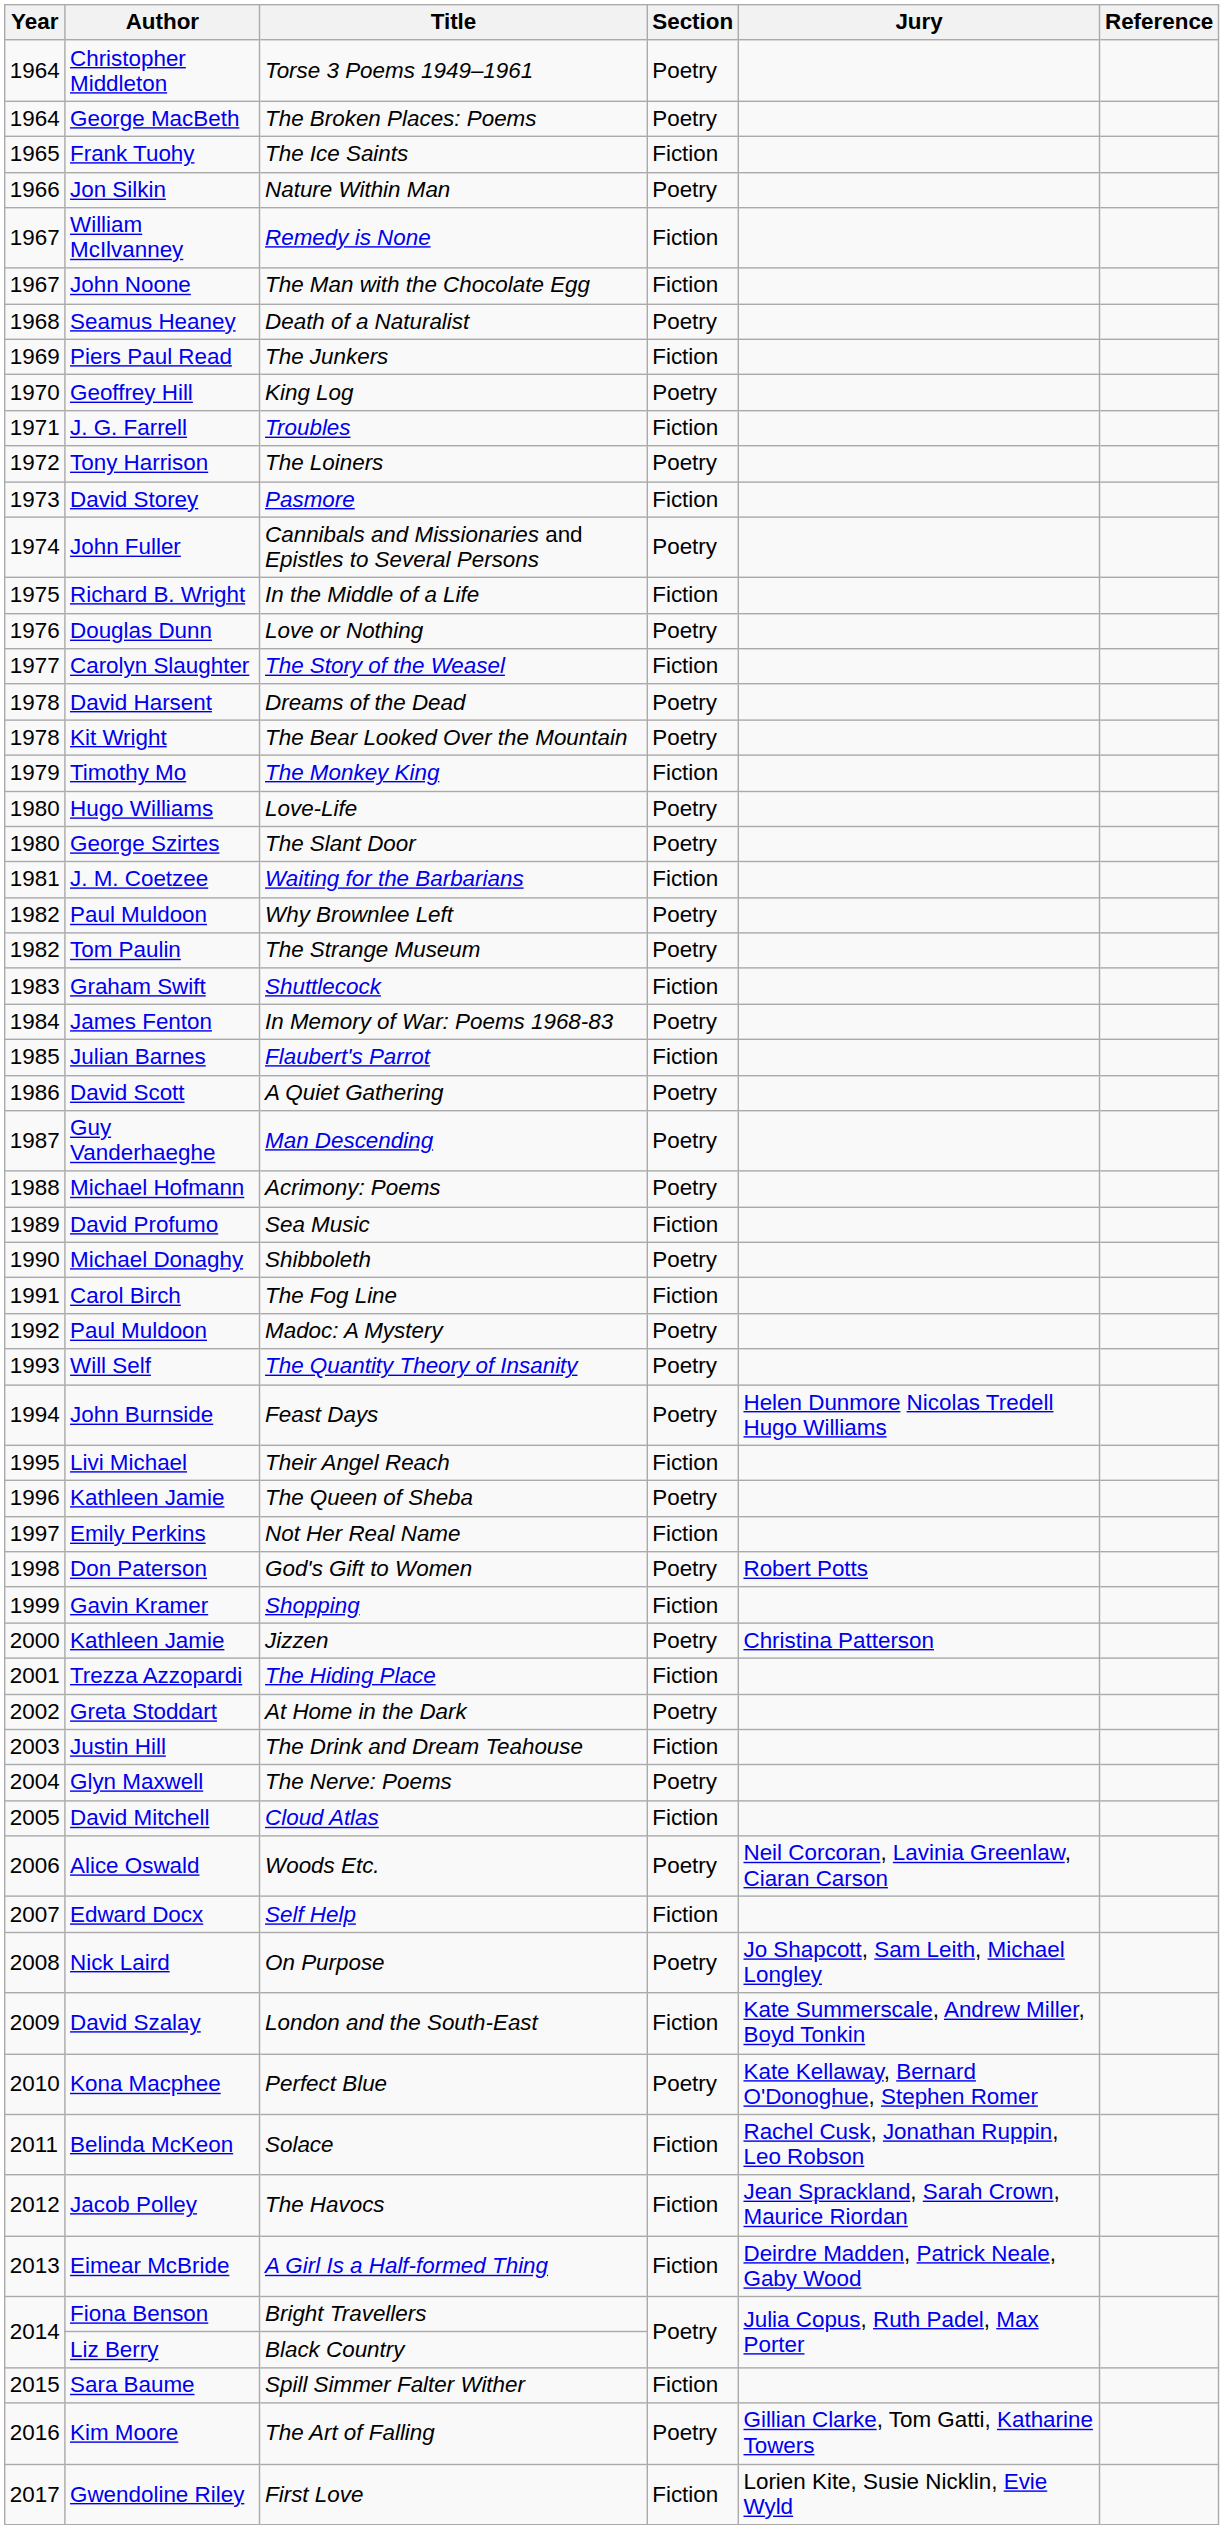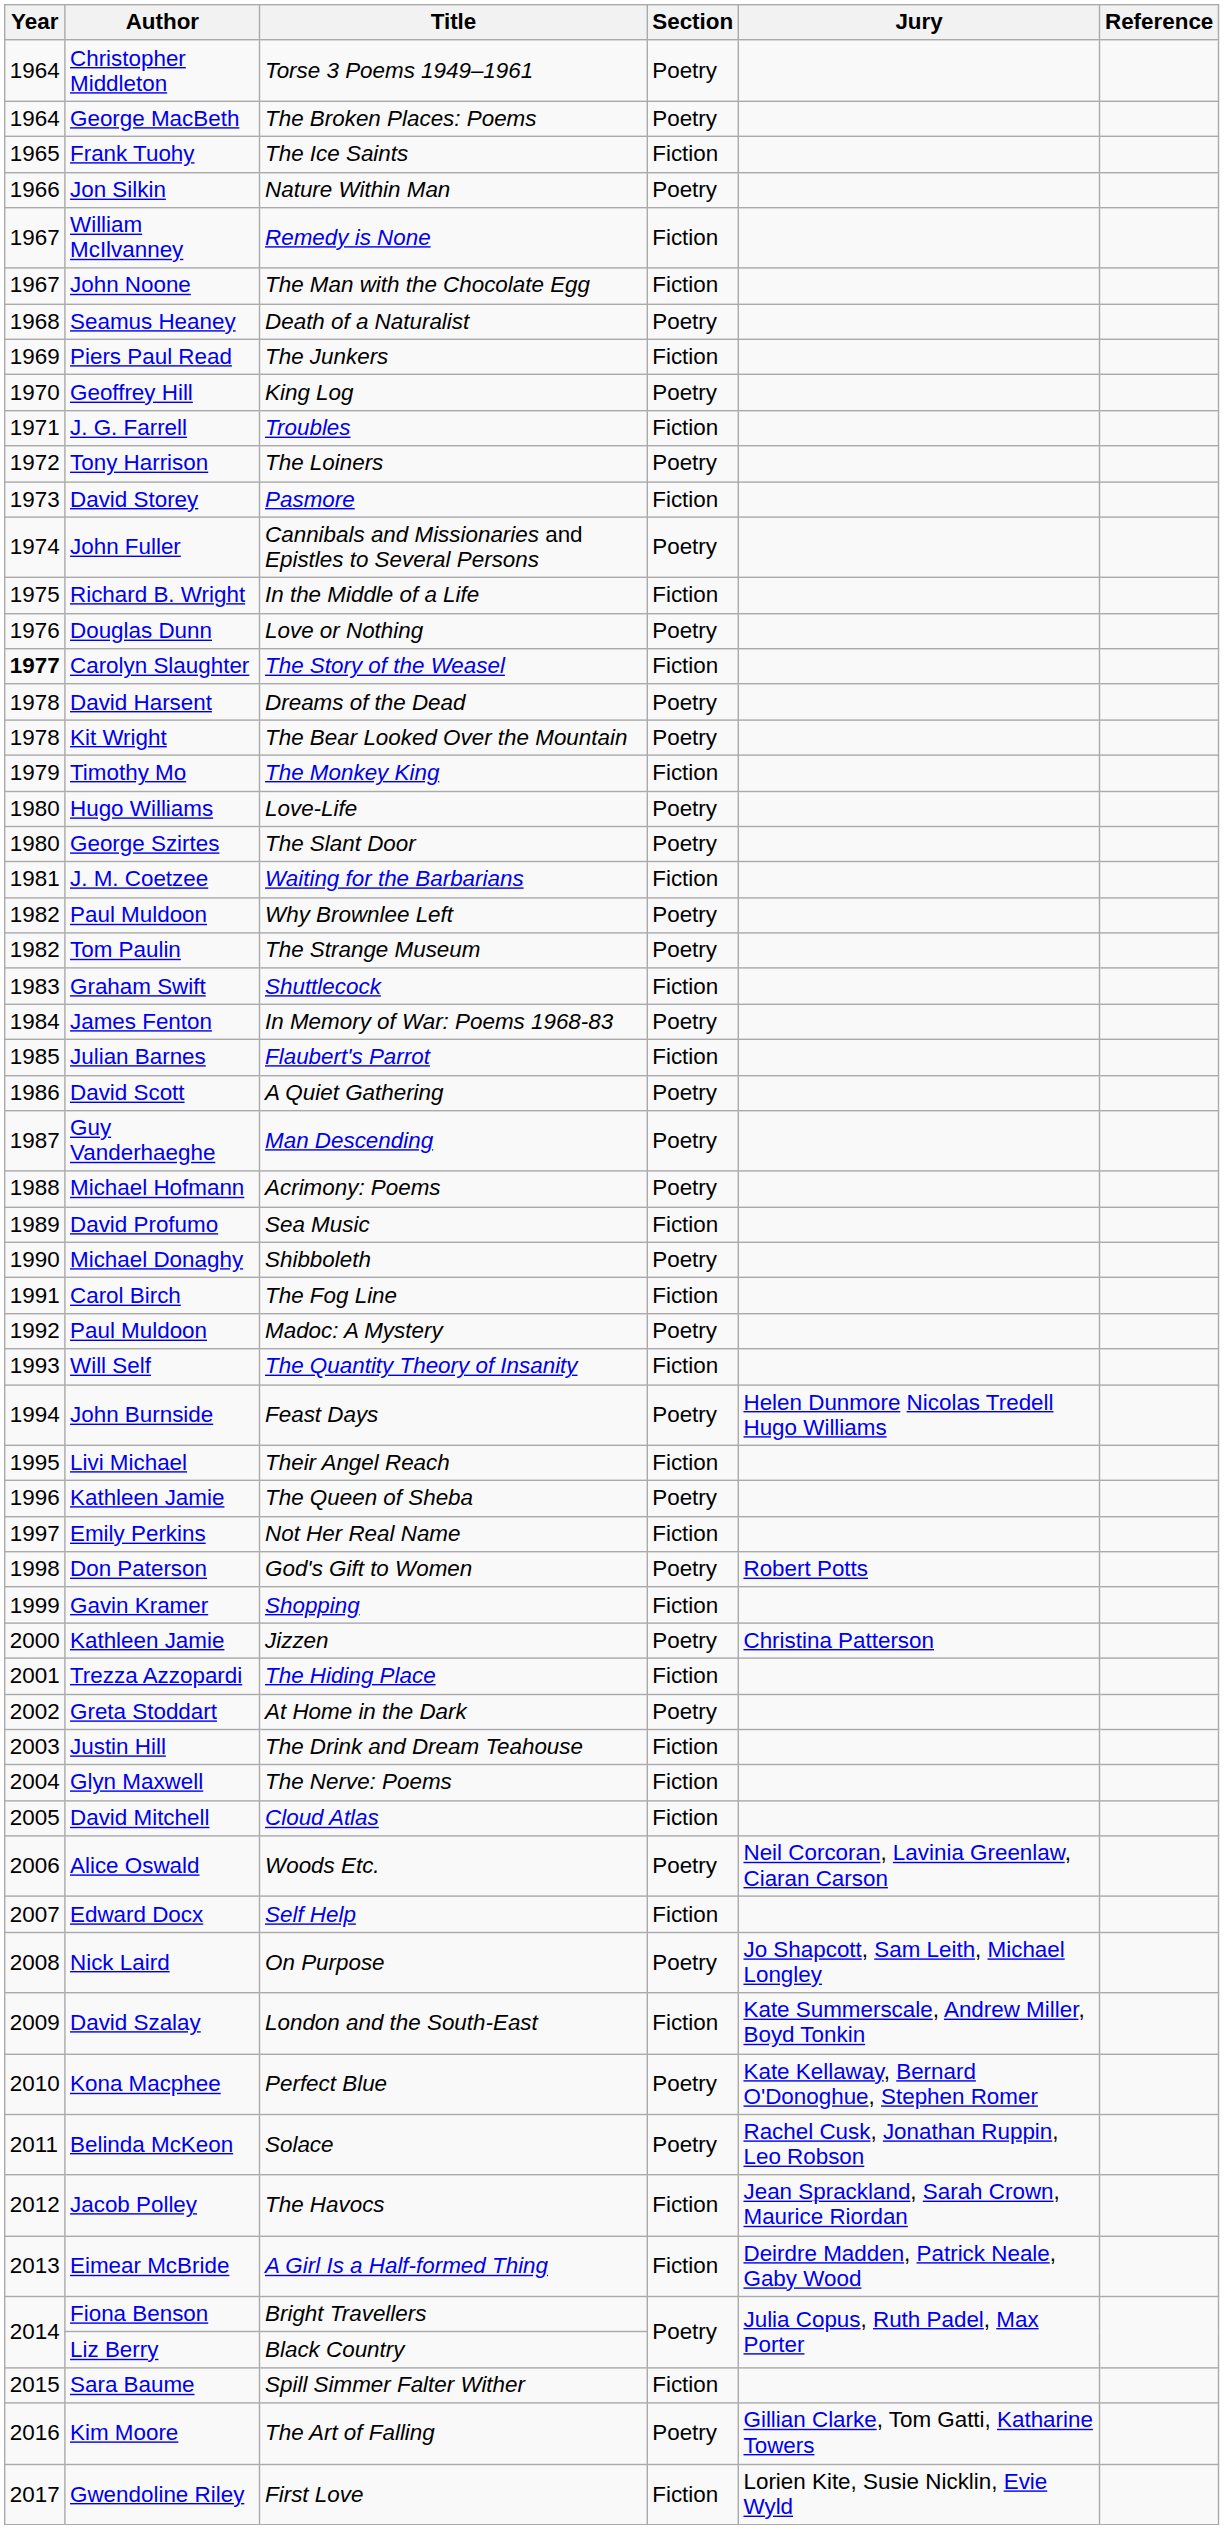(35, 666) normal -> (35, 666) bold
(685, 1366) Poetry -> (685, 1366) Fiction
(685, 1782) Poetry -> (685, 1782) Fiction
(685, 2144) Fiction -> (685, 2144) Poetry
